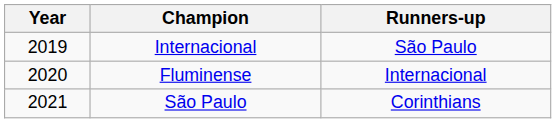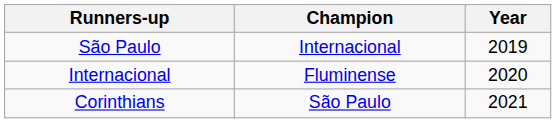columns swapped: (47, 18) <-> (436, 18)
